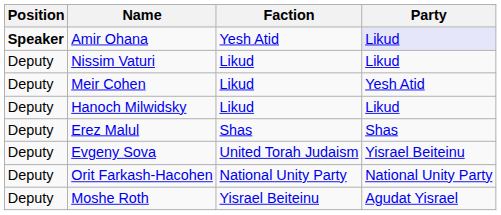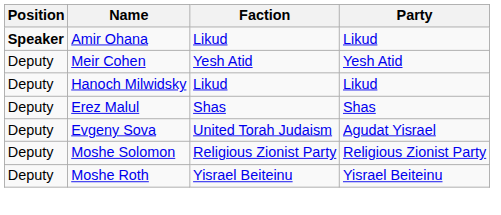(249, 38) Yesh Atid -> (210, 38) Likud
(382, 38) lavender background -> (360, 38) no background
- row: (113, 61)
(237, 84) Likud -> (223, 61) Yesh Atid
(415, 152) Yisrael Beiteinu -> (389, 130) Agudat Yisrael
+ row: (123, 152)
- row: (142, 175)
(412, 198) Agudat Yisrael -> (393, 175) Yisrael Beiteinu
